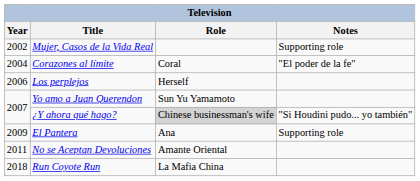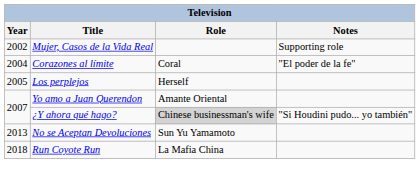(17, 81) 2006 -> (17, 81) 2005
(196, 98) Sun Yu Yamamoto -> (193, 98) Amante Oriental
- row: (55, 133)
(17, 150) 2011 -> (17, 133) 2013
(193, 150) Amante Oriental -> (196, 133) Sun Yu Yamamoto
